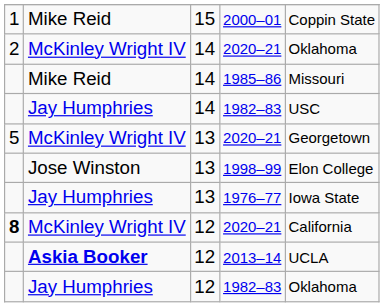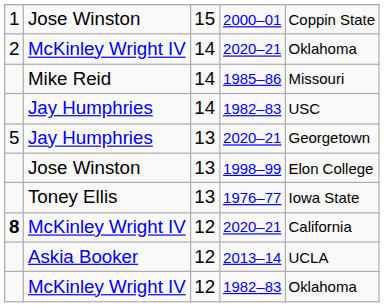(70, 19) Mike Reid -> (84, 19) Jose Winston
(107, 138) McKinley Wright IV -> (90, 138) Jay Humphries
(90, 197) Jay Humphries -> (73, 197) Toney Ellis
(88, 256) bold -> (83, 256) normal
(90, 286) Jay Humphries -> (107, 286) McKinley Wright IV
